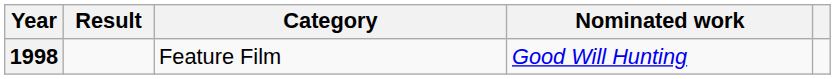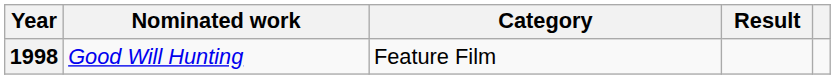columns swapped: (660, 21) <-> (109, 21)
